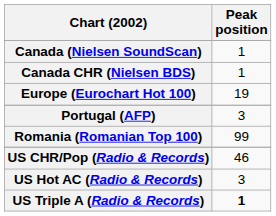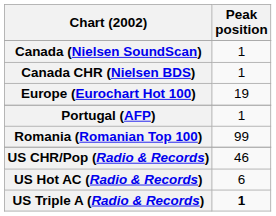(241, 115) 3 -> (241, 115) 1
(241, 179) 3 -> (241, 179) 6
